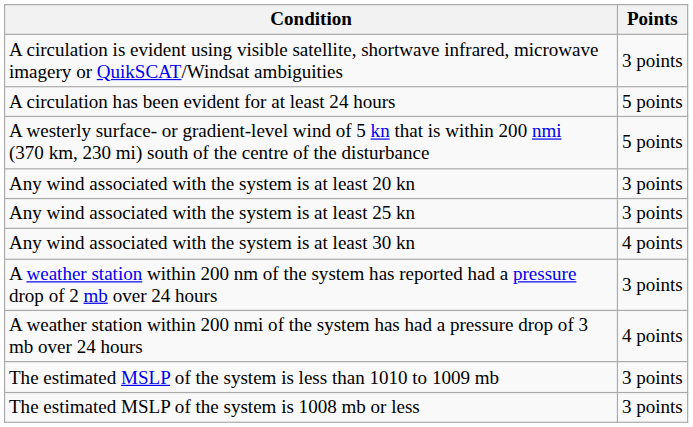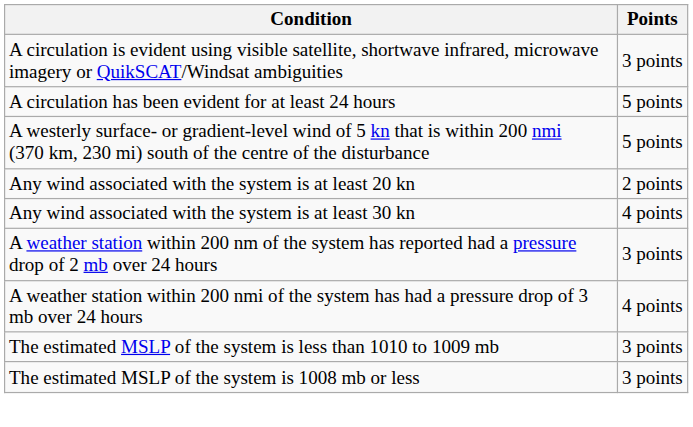(652, 183) 3 points -> (652, 183) 2 points
- row: (212, 213)
